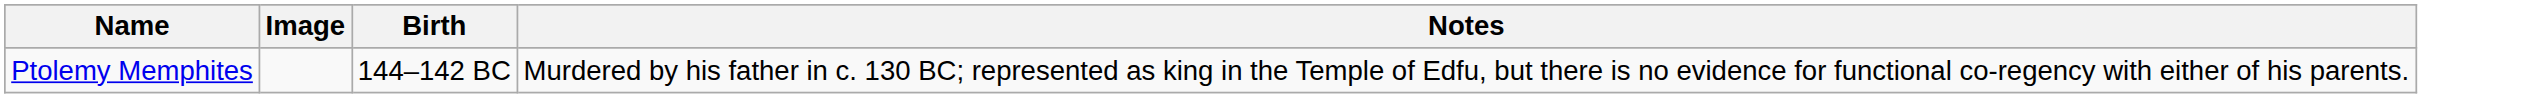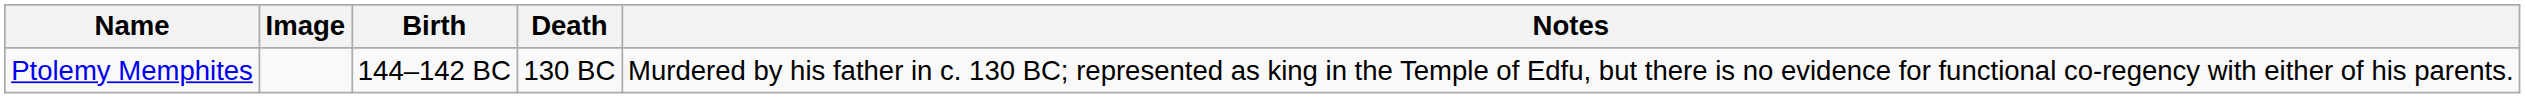+ column: (569, 26)
